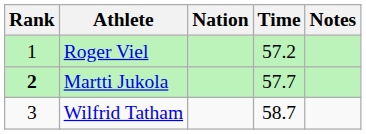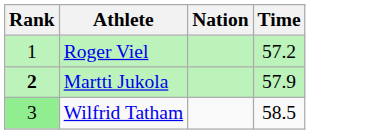- column: (333, 19)
(279, 81) 57.7 -> (279, 81) 57.9
(32, 112) no background -> (32, 112) lightgreen background
(279, 112) 58.7 -> (279, 112) 58.5
